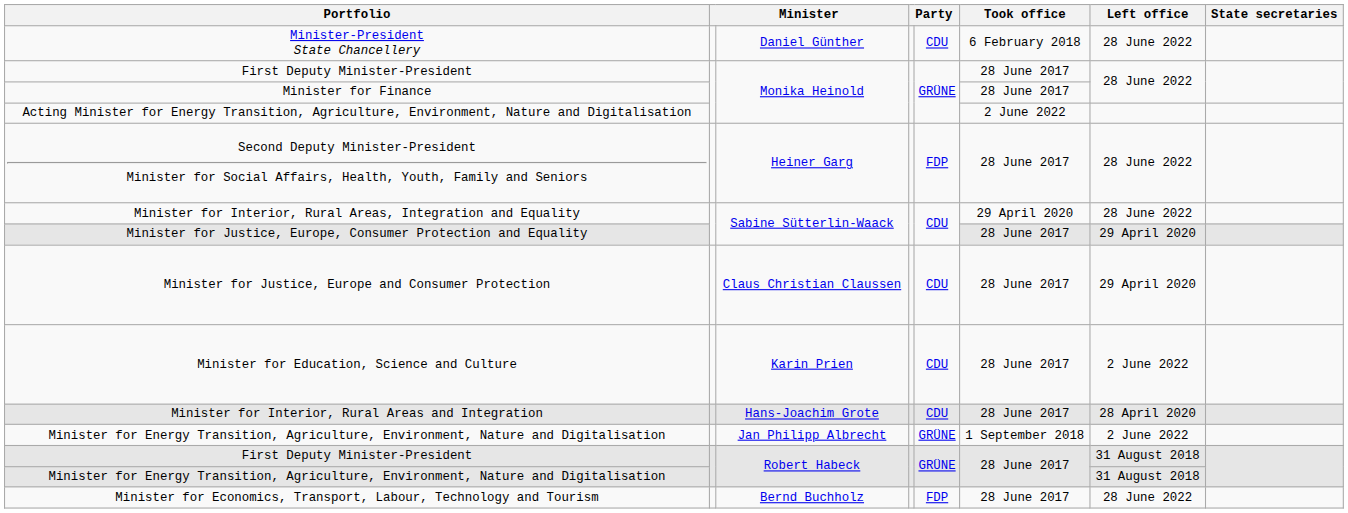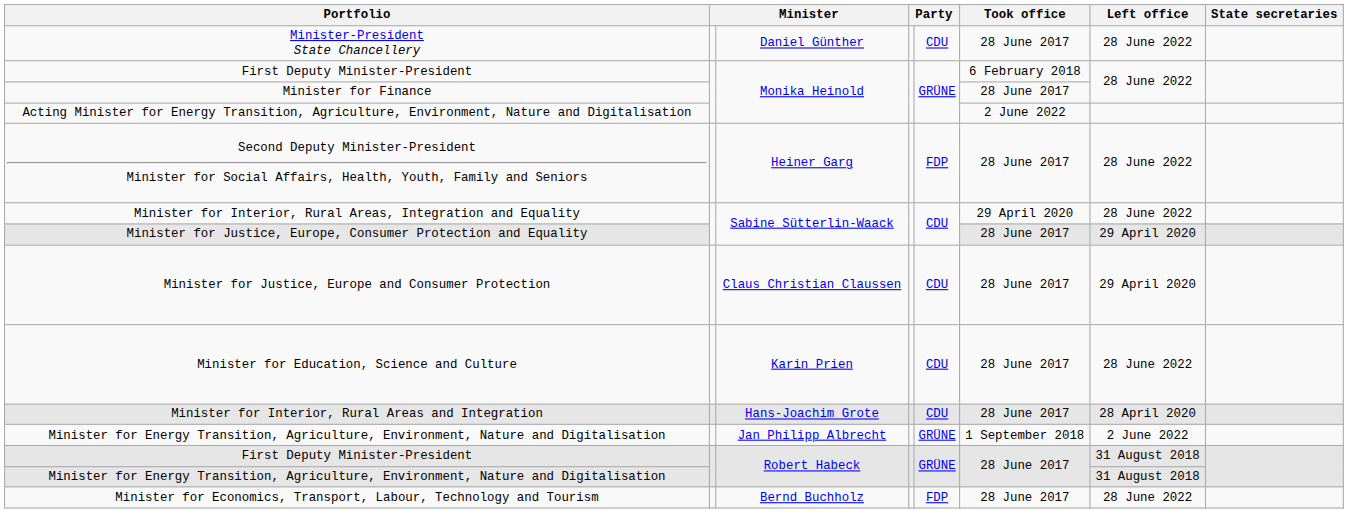(1025, 43) 6 February 2018 -> (1025, 43) 28 June 2017
(1025, 71) 28 June 2017 -> (1025, 71) 6 February 2018
(1148, 364) 2 June 2022 -> (1148, 364) 28 June 2022
